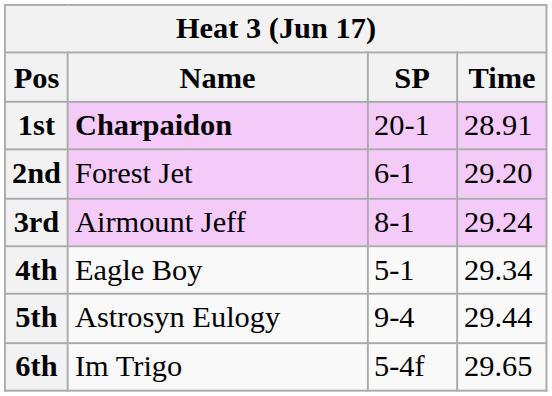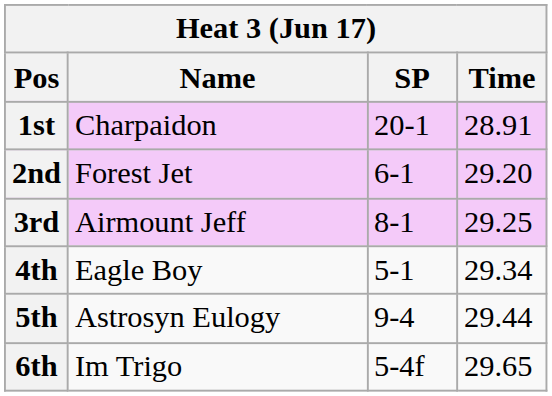(154, 125) bold -> (146, 125) normal
(498, 221) 29.24 -> (498, 221) 29.25
